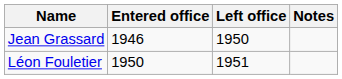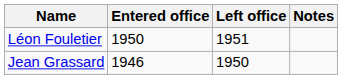rows swapped: (56, 39) <-> (55, 62)
